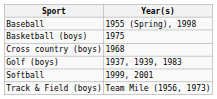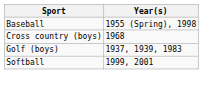- row: (47, 37)
- row: (54, 88)
